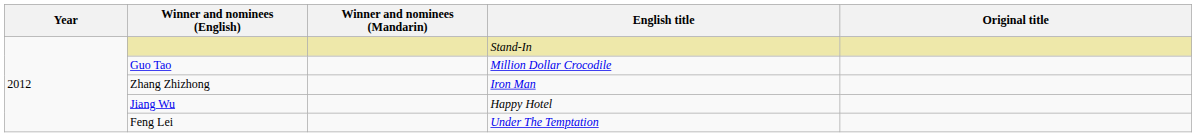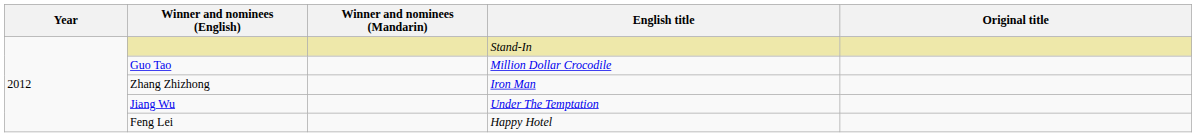(521, 103) Happy Hotel -> (545, 103) Under The Temptation
(545, 122) Under The Temptation -> (521, 122) Happy Hotel
